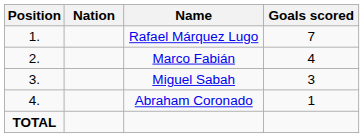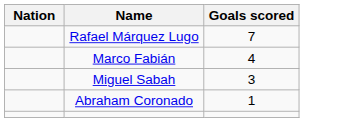- column: (34, 15)
